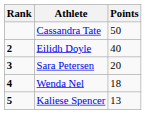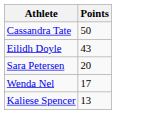- column: (19, 13)
(116, 48) 40 -> (86, 48) 43
(116, 83) 18 -> (86, 83) 17
